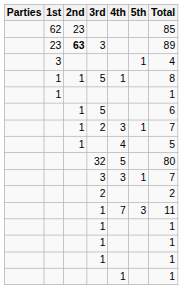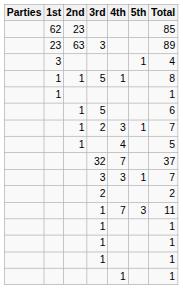(79, 45) bold -> (79, 45) normal
(123, 161) 5 -> (123, 161) 7
(169, 161) 80 -> (169, 161) 37
